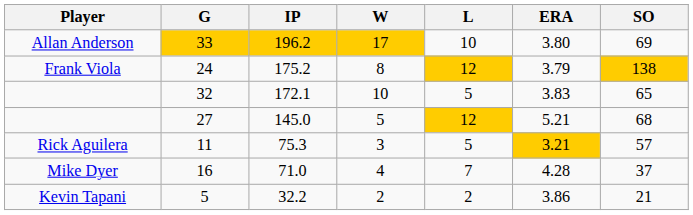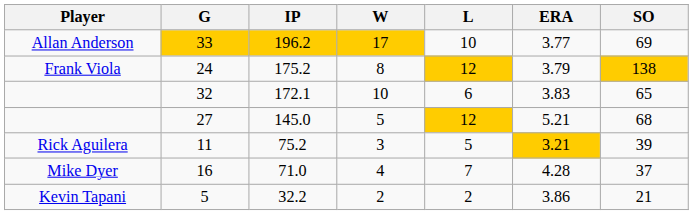(556, 42) 3.80 -> (556, 42) 3.77
(468, 94) 5 -> (468, 94) 6
(292, 145) 75.3 -> (292, 145) 75.2
(644, 145) 57 -> (644, 145) 39
